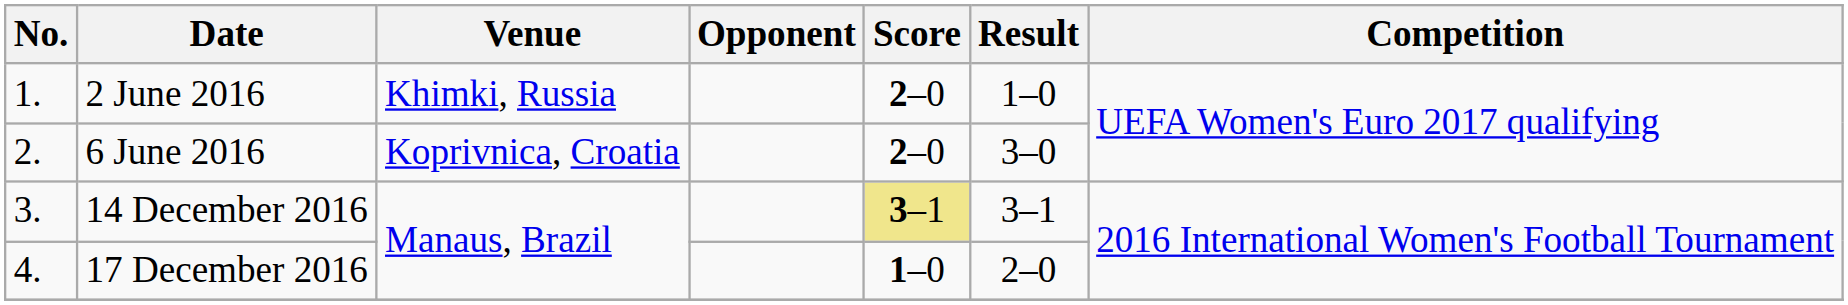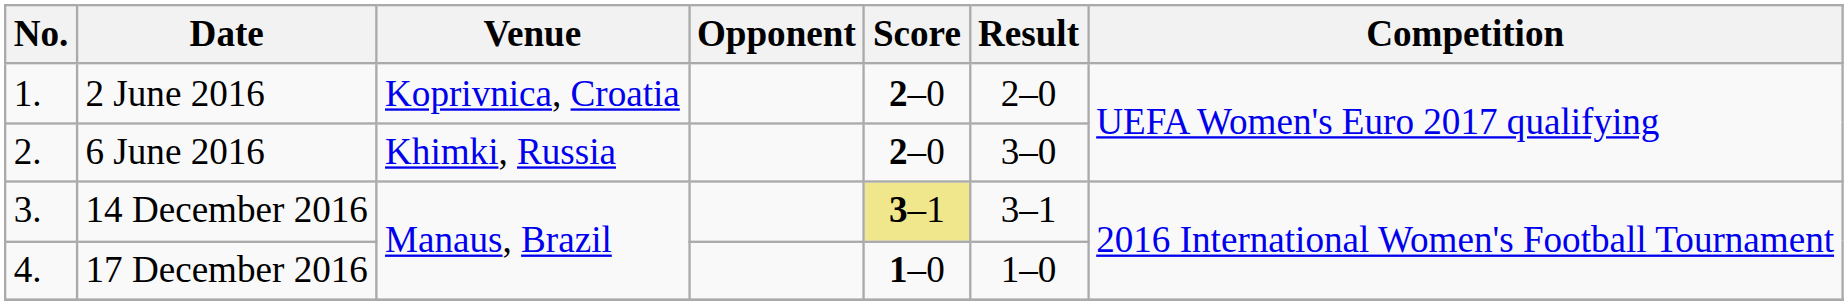(501, 92) Khimki, Russia -> (532, 92) Koprivnica, Croatia
(1029, 92) 1–0 -> (1029, 92) 2–0
(532, 151) Koprivnica, Croatia -> (501, 151) Khimki, Russia
(1029, 269) 2–0 -> (1029, 269) 1–0
